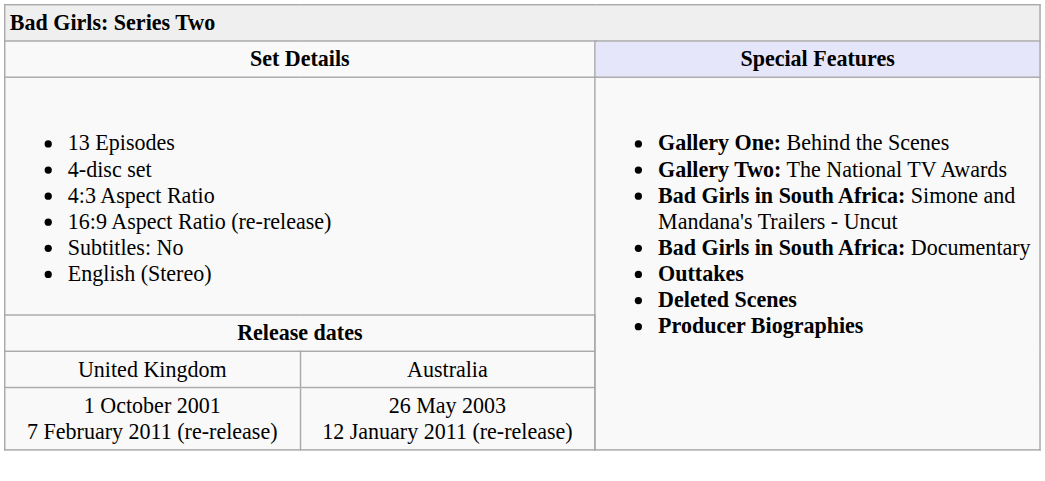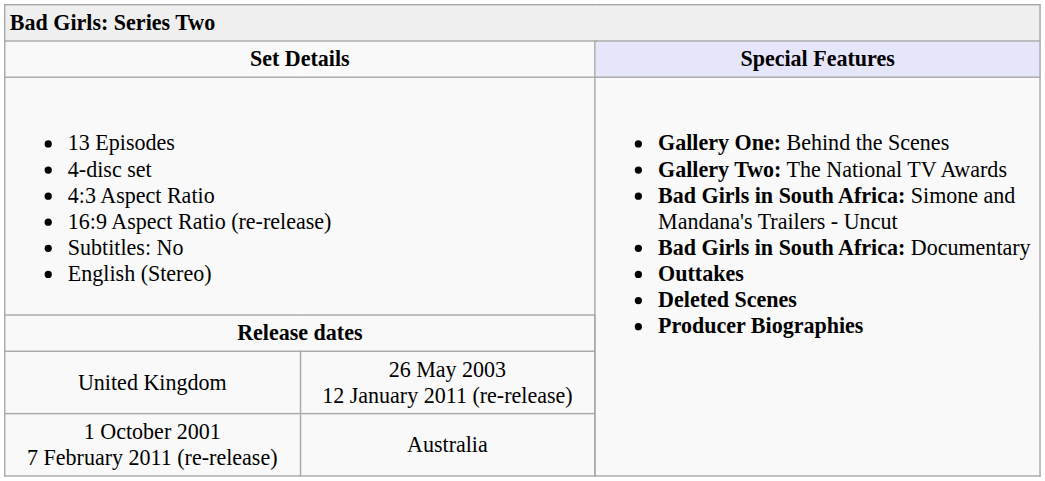(447, 368) Australia -> (447, 381) 26 May 2003 12 January 2011 (re-release)
(447, 418) 26 May 2003 12 January 2011 (re-release) -> (447, 444) Australia
